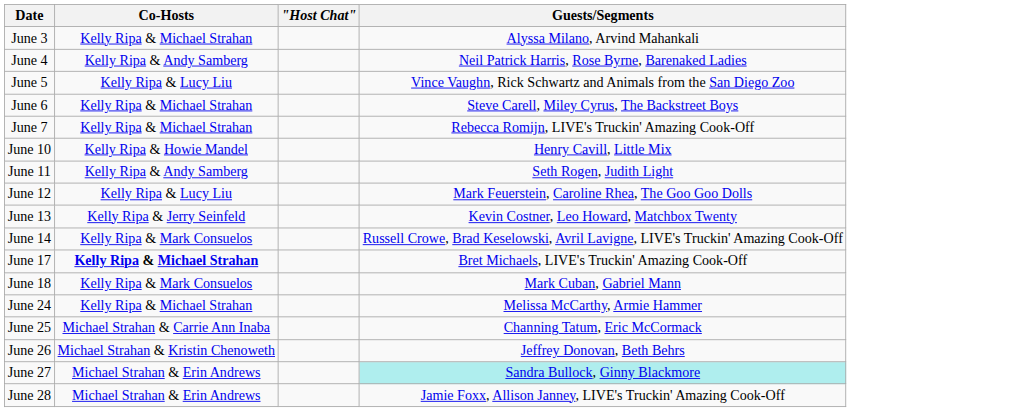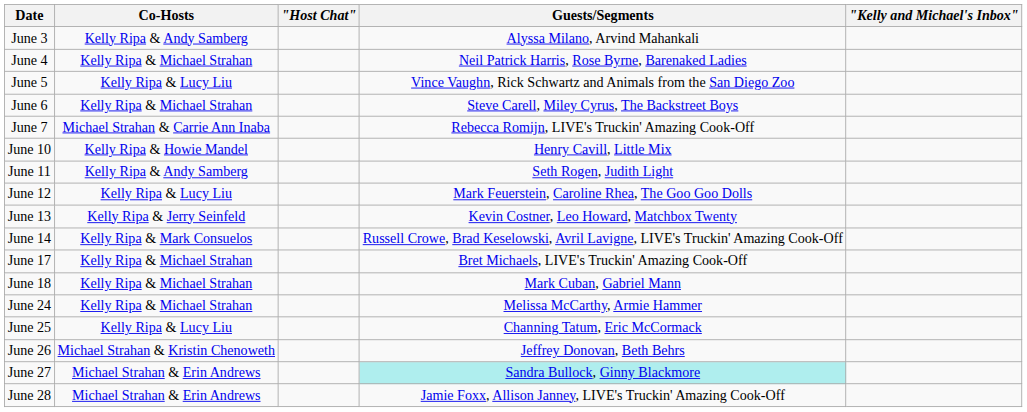+ column: (934, 15)
(166, 37) Kelly Ripa & Michael Strahan -> (166, 37) Kelly Ripa & Andy Samberg
(166, 60) Kelly Ripa & Andy Samberg -> (166, 60) Kelly Ripa & Michael Strahan
(166, 127) Kelly Ripa & Michael Strahan -> (166, 127) Michael Strahan & Carrie Ann Inaba
(166, 261) bold -> (166, 261) normal
(166, 283) Kelly Ripa & Mark Consuelos -> (166, 283) Kelly Ripa & Michael Strahan
(166, 328) Michael Strahan & Carrie Ann Inaba -> (166, 328) Kelly Ripa & Lucy Liu
